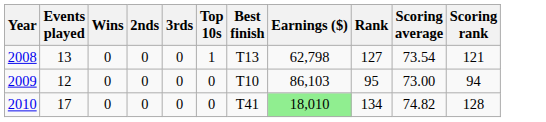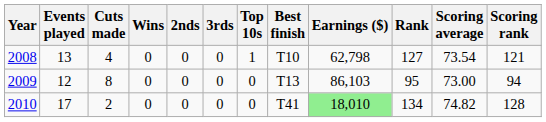+ column: (109, 25)
(247, 57) T13 -> (288, 57) T10
(247, 81) T10 -> (288, 81) T13
